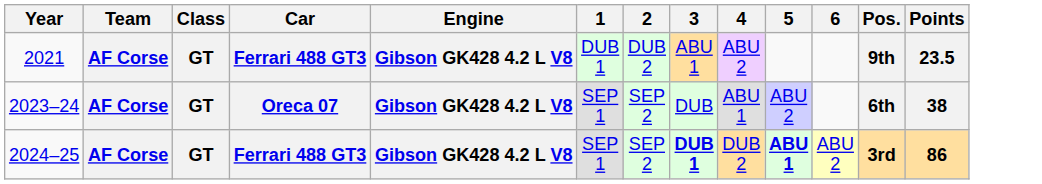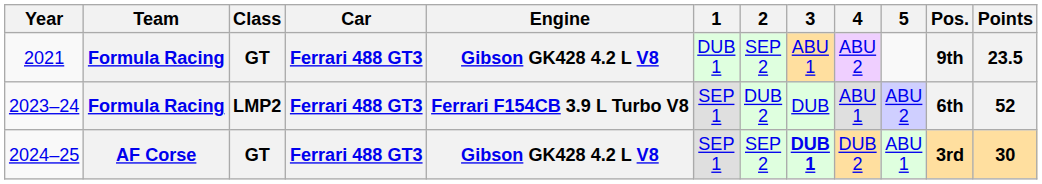- column: (835, 19)
(128, 57) AF Corse -> (156, 57) Formula Racing
(647, 57) DUB 2 -> (763, 57) SEP 2
(128, 105) AF Corse -> (156, 105) Formula Racing
(201, 105) GT -> (257, 105) LMP2
(300, 105) Oreca 07 -> (356, 105) Ferrari 488 GT3
(474, 105) Gibson GK428 4.2 L V8 -> (560, 105) Ferrari F154CB 3.9 L Turbo V8
(647, 105) SEP 2 -> (763, 105) DUB 2
(937, 105) 38 -> (1005, 105) 52
(789, 154) bold -> (904, 154) normal
(937, 154) 86 -> (1005, 154) 30
